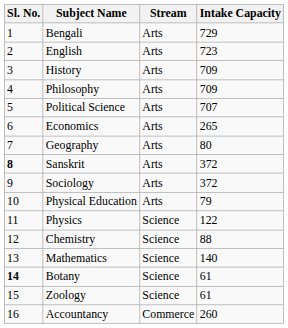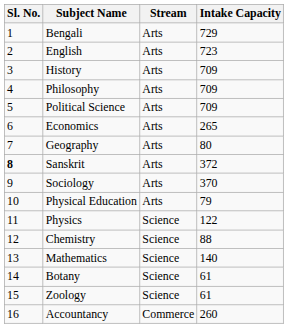(209, 107) 707 -> (209, 107) 709
(209, 182) 372 -> (209, 182) 370
(13, 276) bold -> (13, 276) normal
